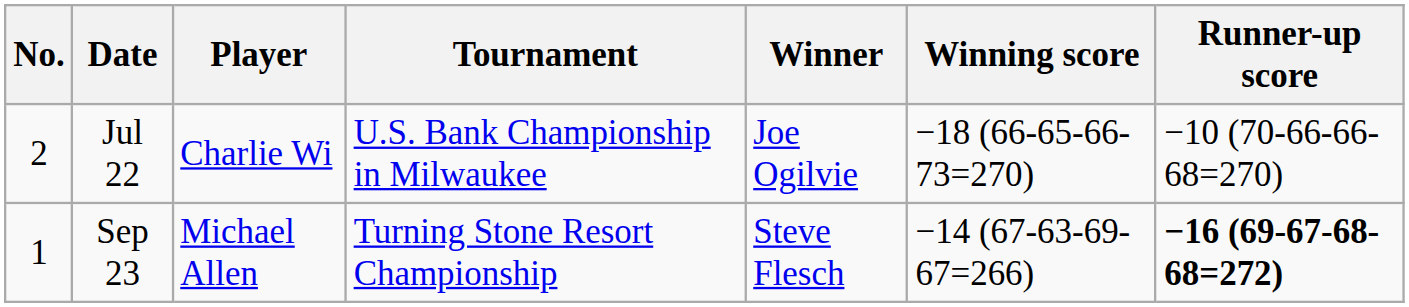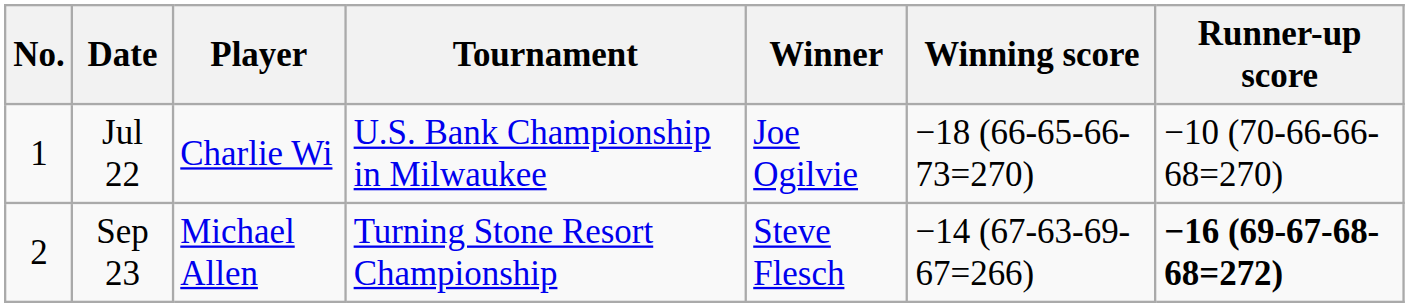(39, 153) 2 -> (39, 153) 1
(39, 252) 1 -> (39, 252) 2
